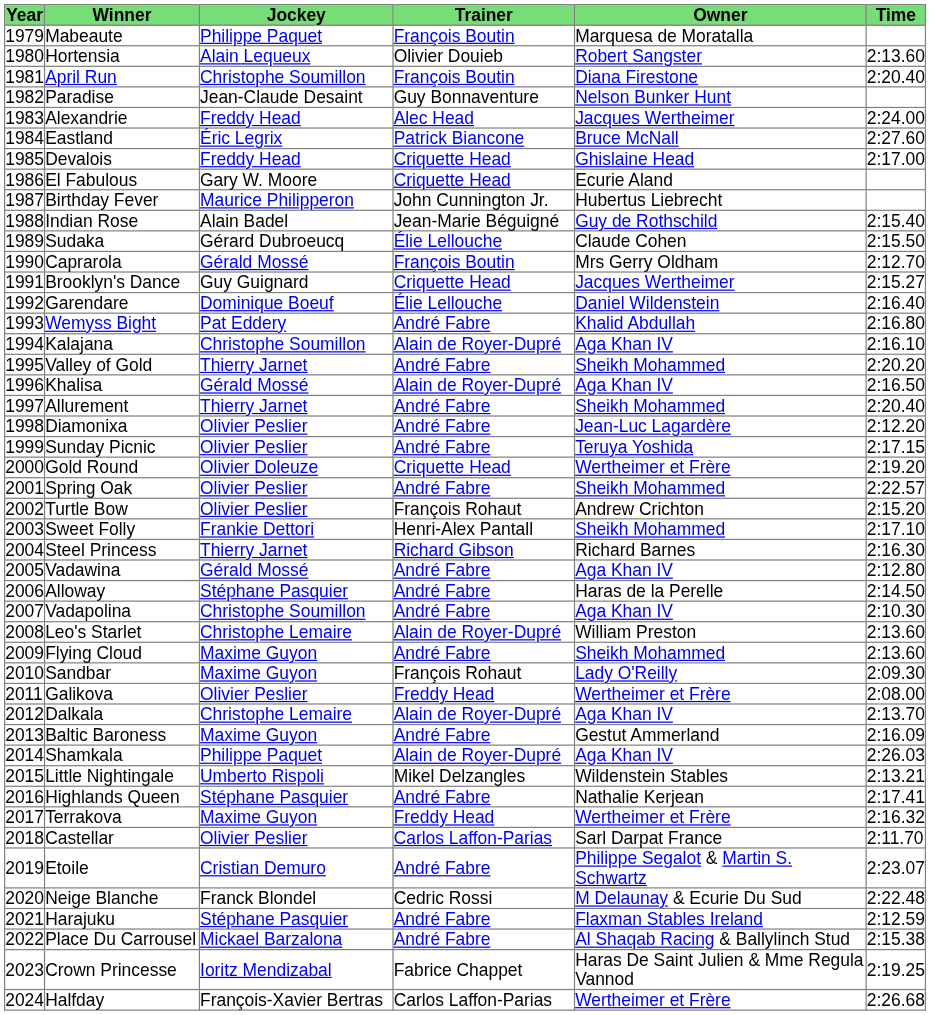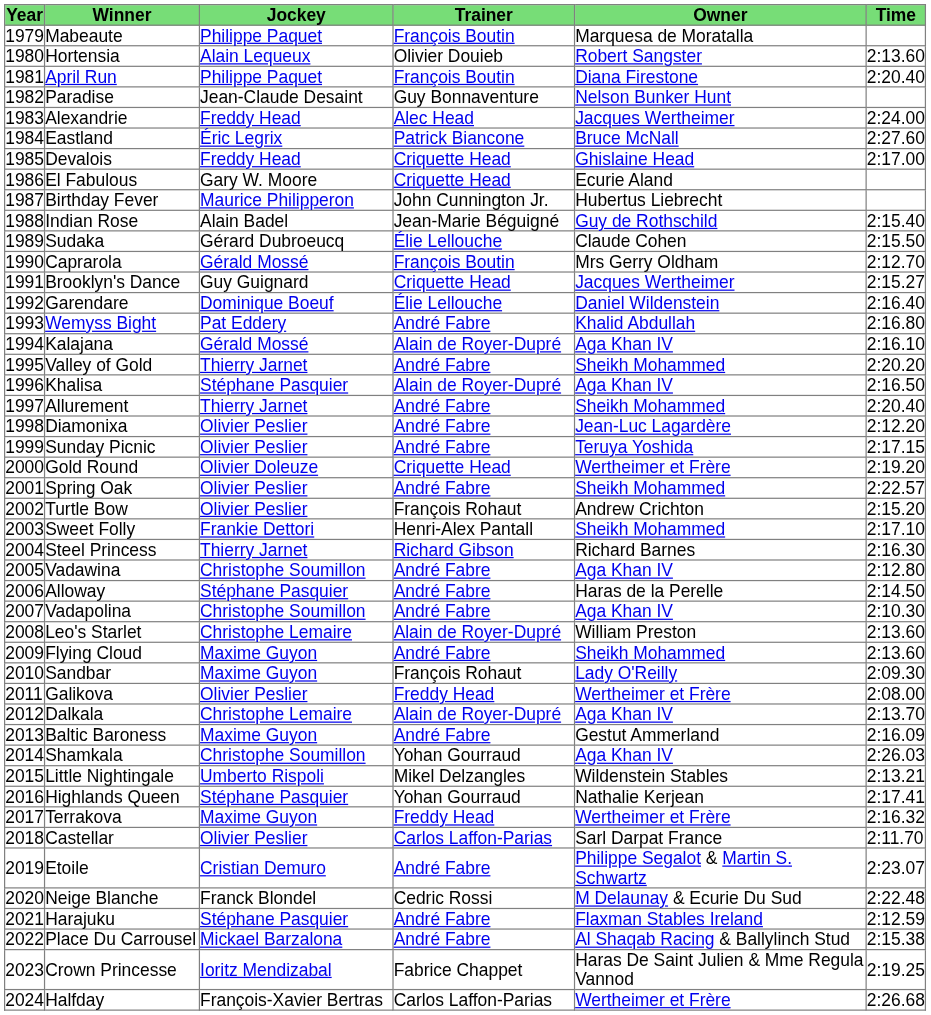(283, 77) Christophe Soumillon -> (261, 77) Philippe Paquet
(283, 344) Christophe Soumillon -> (254, 344) Gérald Mossé
(254, 385) Gérald Mossé -> (274, 385) Stéphane Pasquier
(254, 570) Gérald Mossé -> (283, 570) Christophe Soumillon
(261, 755) Philippe Paquet -> (283, 755) Christophe Soumillon
(477, 755) Alain de Royer-Dupré -> (457, 755) Yohan Gourraud
(442, 797) André Fabre -> (457, 797) Yohan Gourraud
